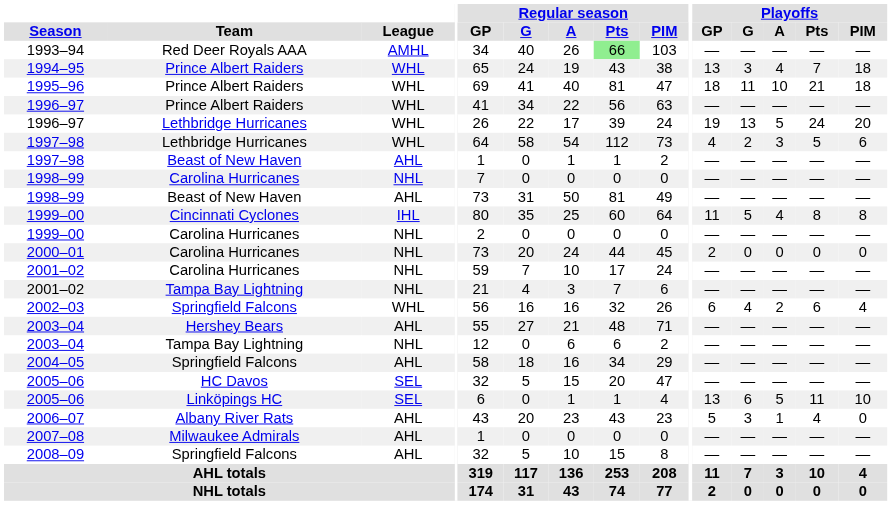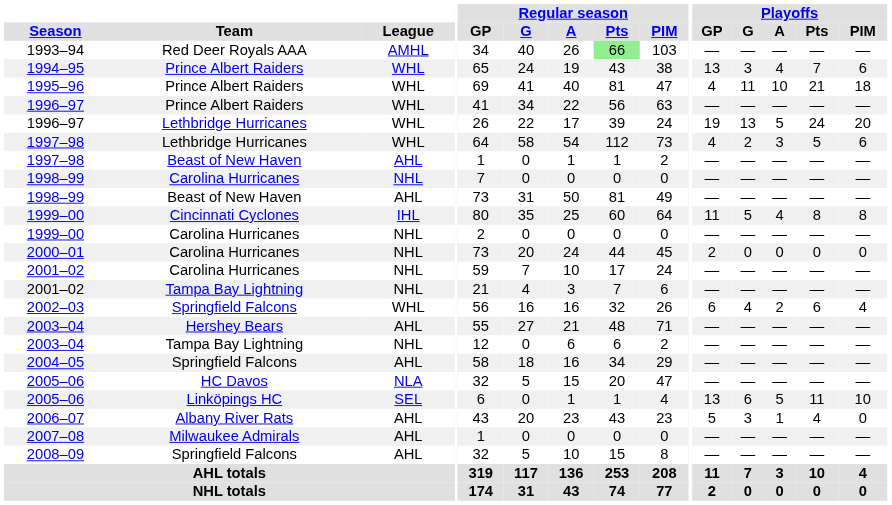(863, 68) 18 -> (863, 68) 6
(712, 86) 18 -> (712, 86) 4
(408, 381) SEL -> (408, 381) NLA
